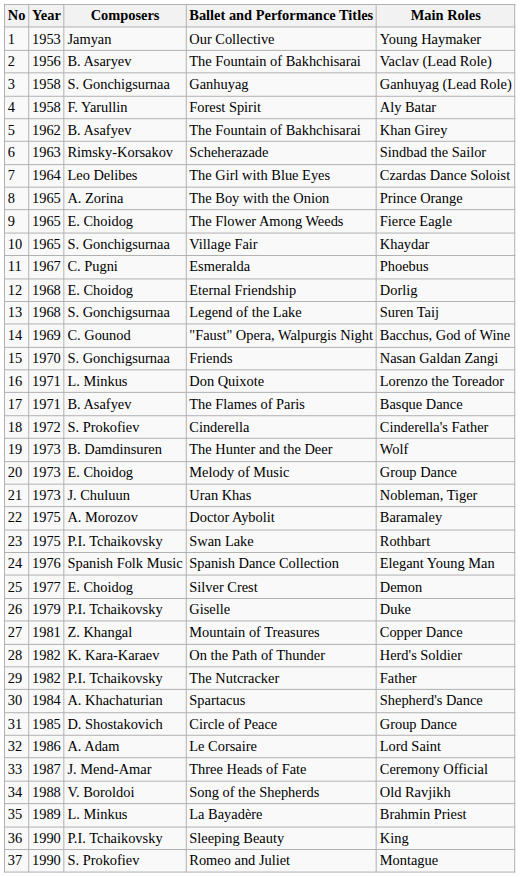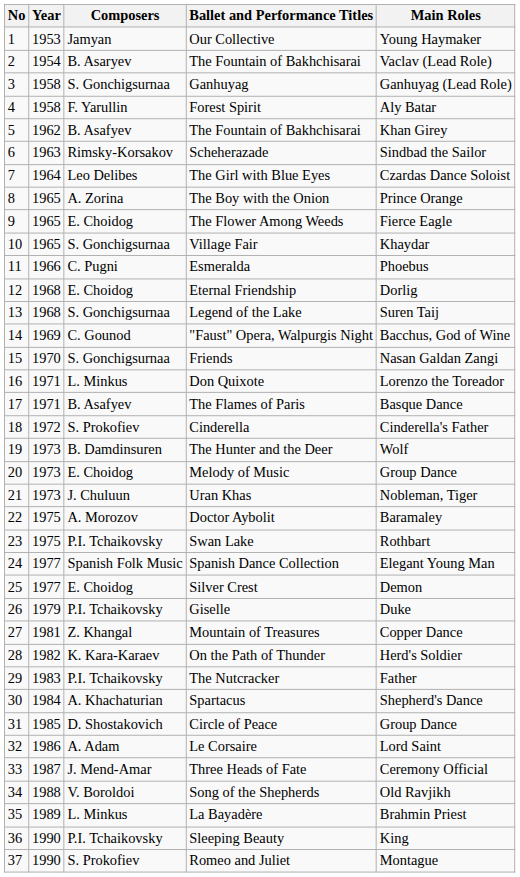(46, 61) 1956 -> (46, 61) 1954
(46, 267) 1967 -> (46, 267) 1966
(46, 564) 1976 -> (46, 564) 1977
(46, 678) 1982 -> (46, 678) 1983
